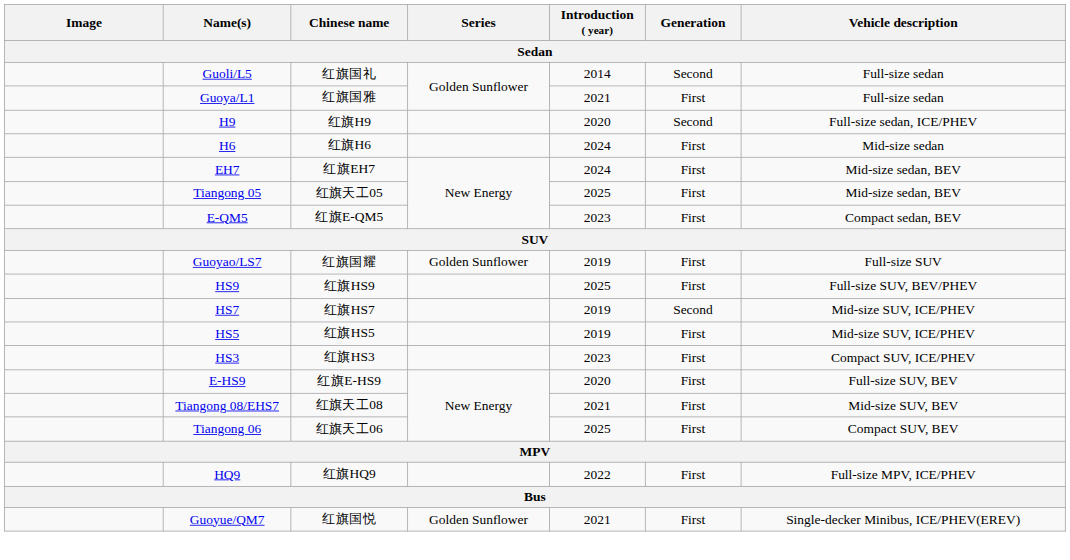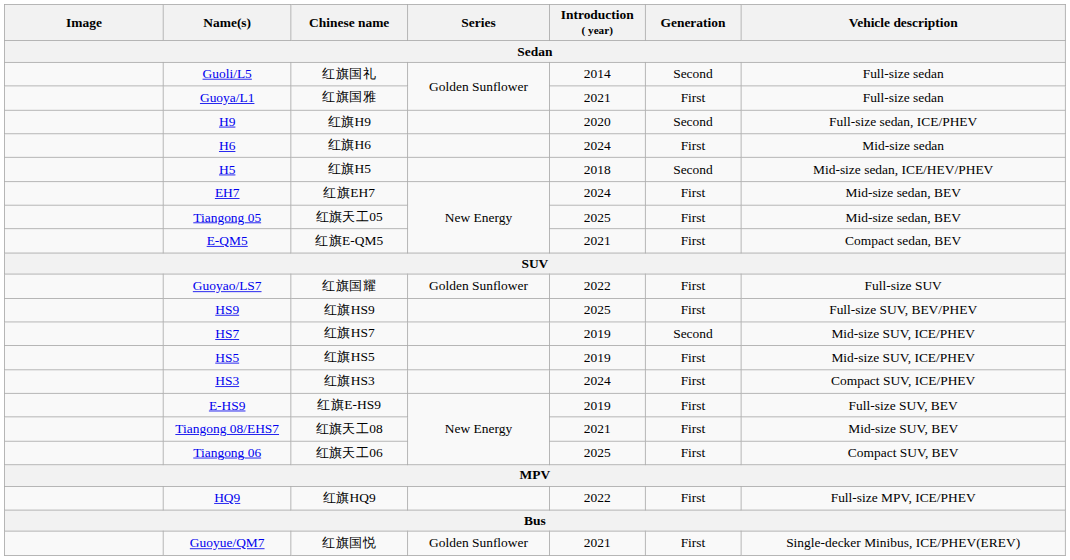+ row: (227, 169)
(597, 217) 2023 -> (597, 241) 2021
(597, 262) 2019 -> (597, 286) 2022
(597, 357) 2023 -> (597, 381) 2024
(597, 381) 2020 -> (597, 405) 2019
